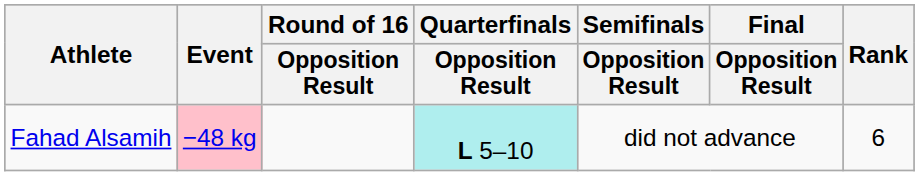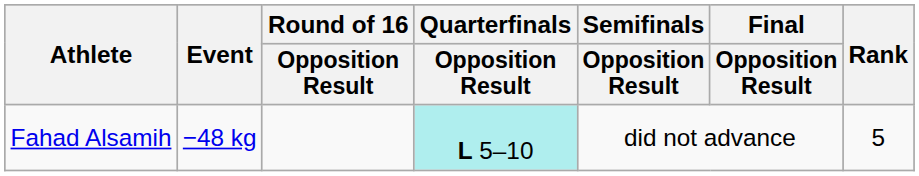(220, 138) pink background -> (220, 138) no background
(878, 138) 6 -> (878, 138) 5
